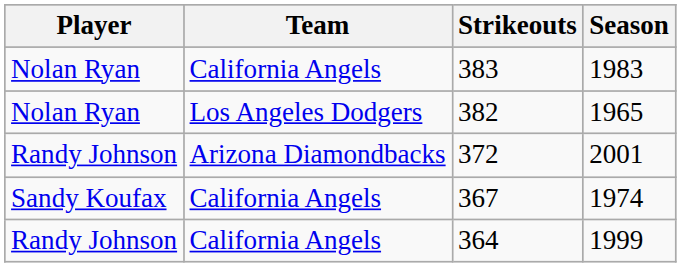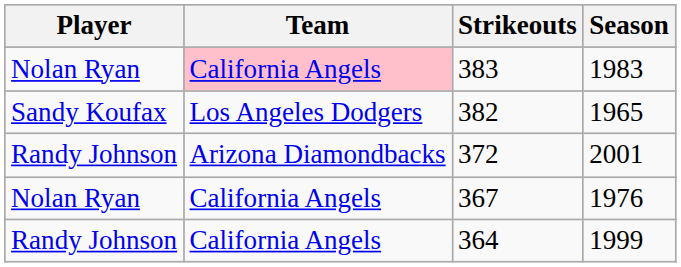(285, 68) no background -> (285, 68) pink background
(75, 111) Nolan Ryan -> (89, 111) Sandy Koufax
(89, 197) Sandy Koufax -> (75, 197) Nolan Ryan
(616, 197) 1974 -> (616, 197) 1976
